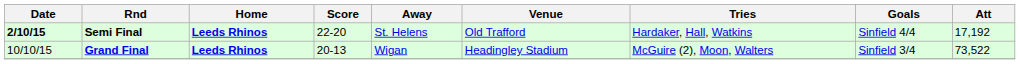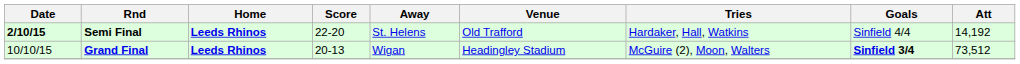(972, 32) 17,192 -> (973, 32) 14,192
(887, 50) normal -> (884, 50) bold
(972, 50) 73,522 -> (973, 50) 73,512
